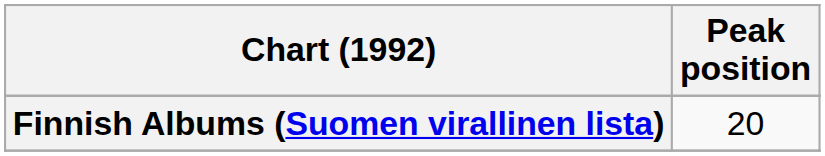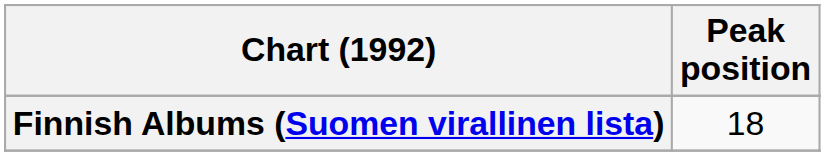(746, 122) 20 -> (746, 122) 18
